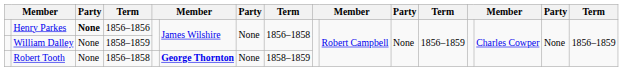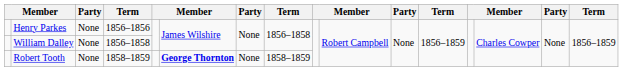(89, 27) bold -> (89, 27) normal
(128, 43) 1858–1859 -> (128, 43) 1856–1858
(128, 58) 1856–1858 -> (128, 58) 1858–1859
